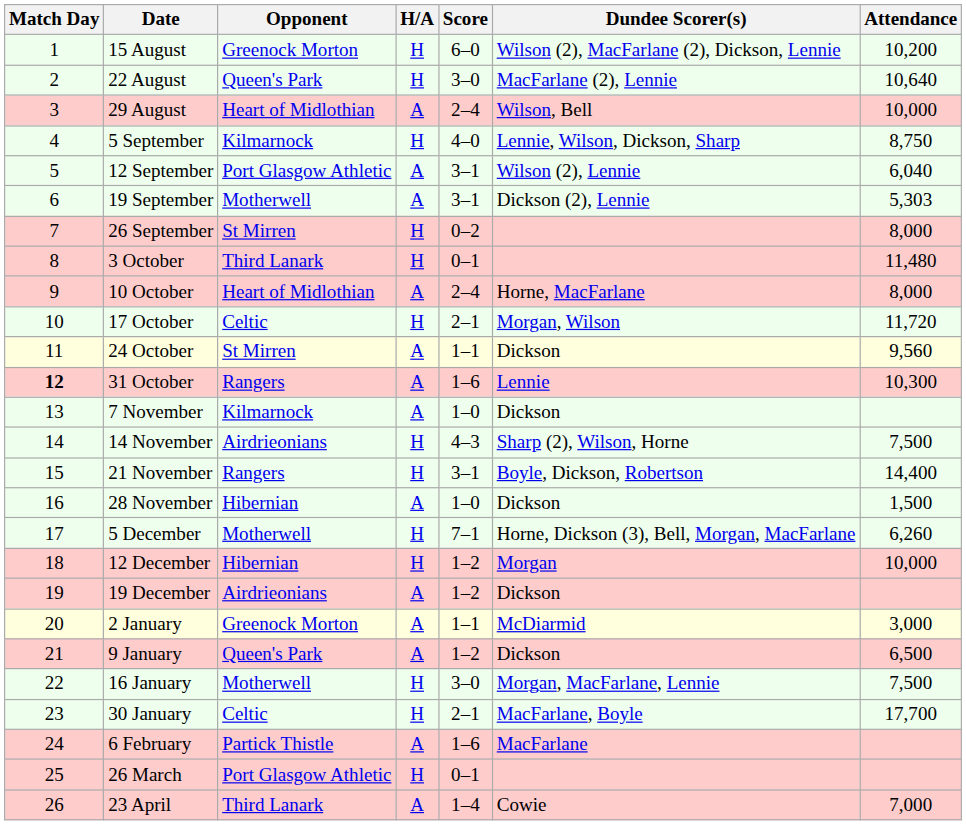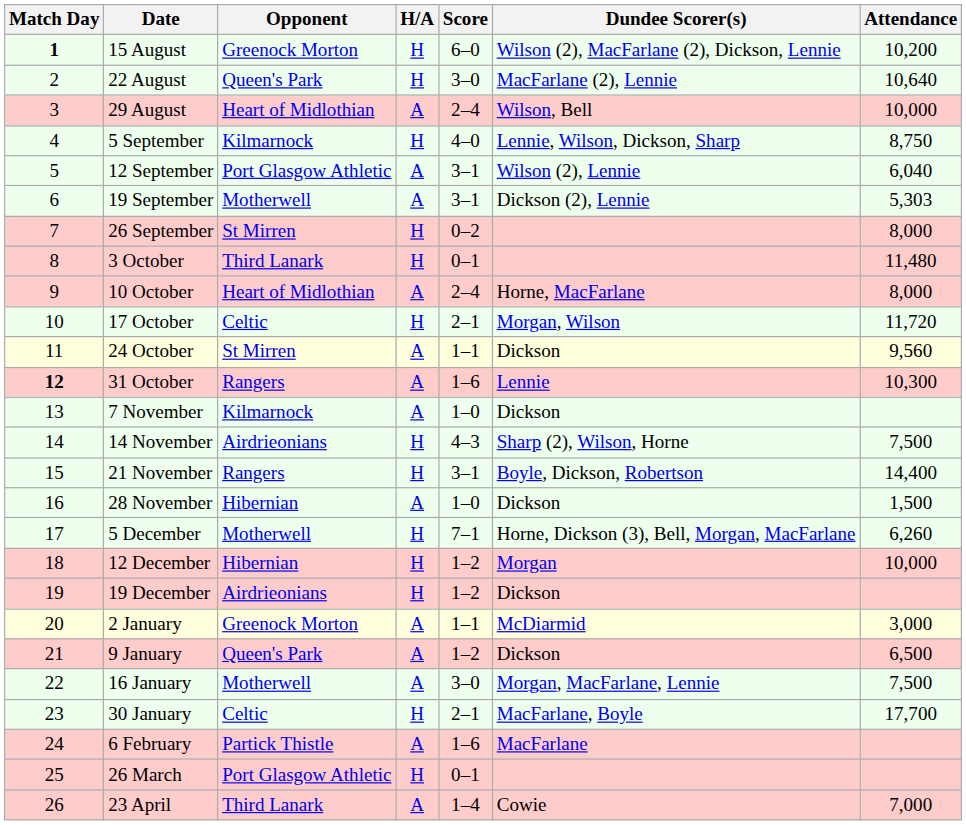(54, 49) normal -> (54, 49) bold
(417, 593) A -> (417, 593) H
(417, 683) H -> (417, 683) A
